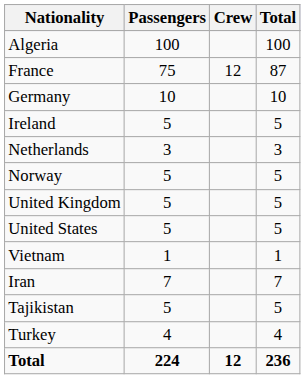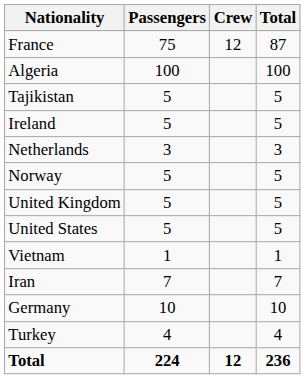rows swapped: (33, 44) <-> (31, 70)
rows swapped: (39, 96) <-> (41, 307)
